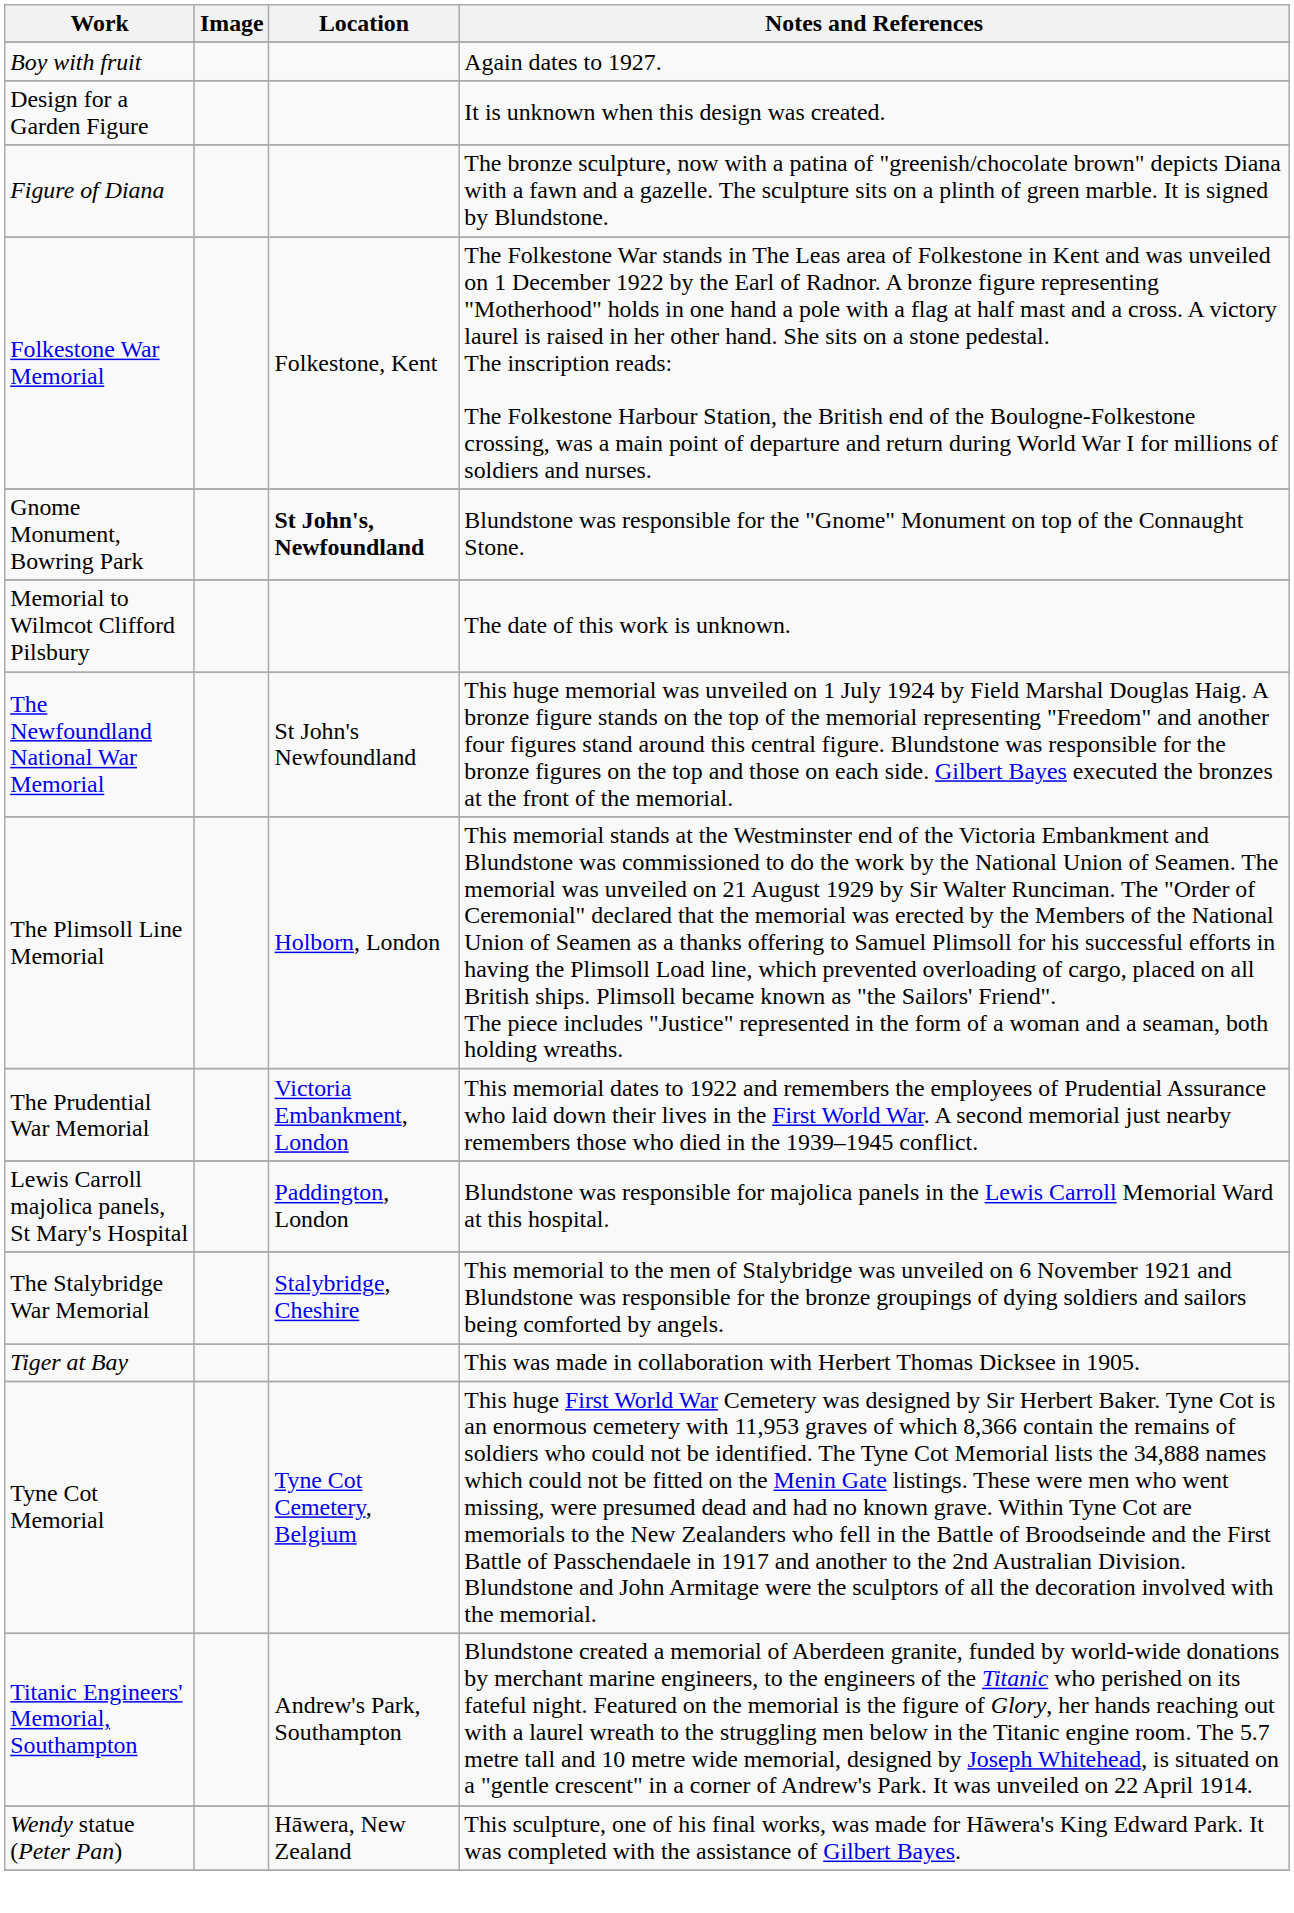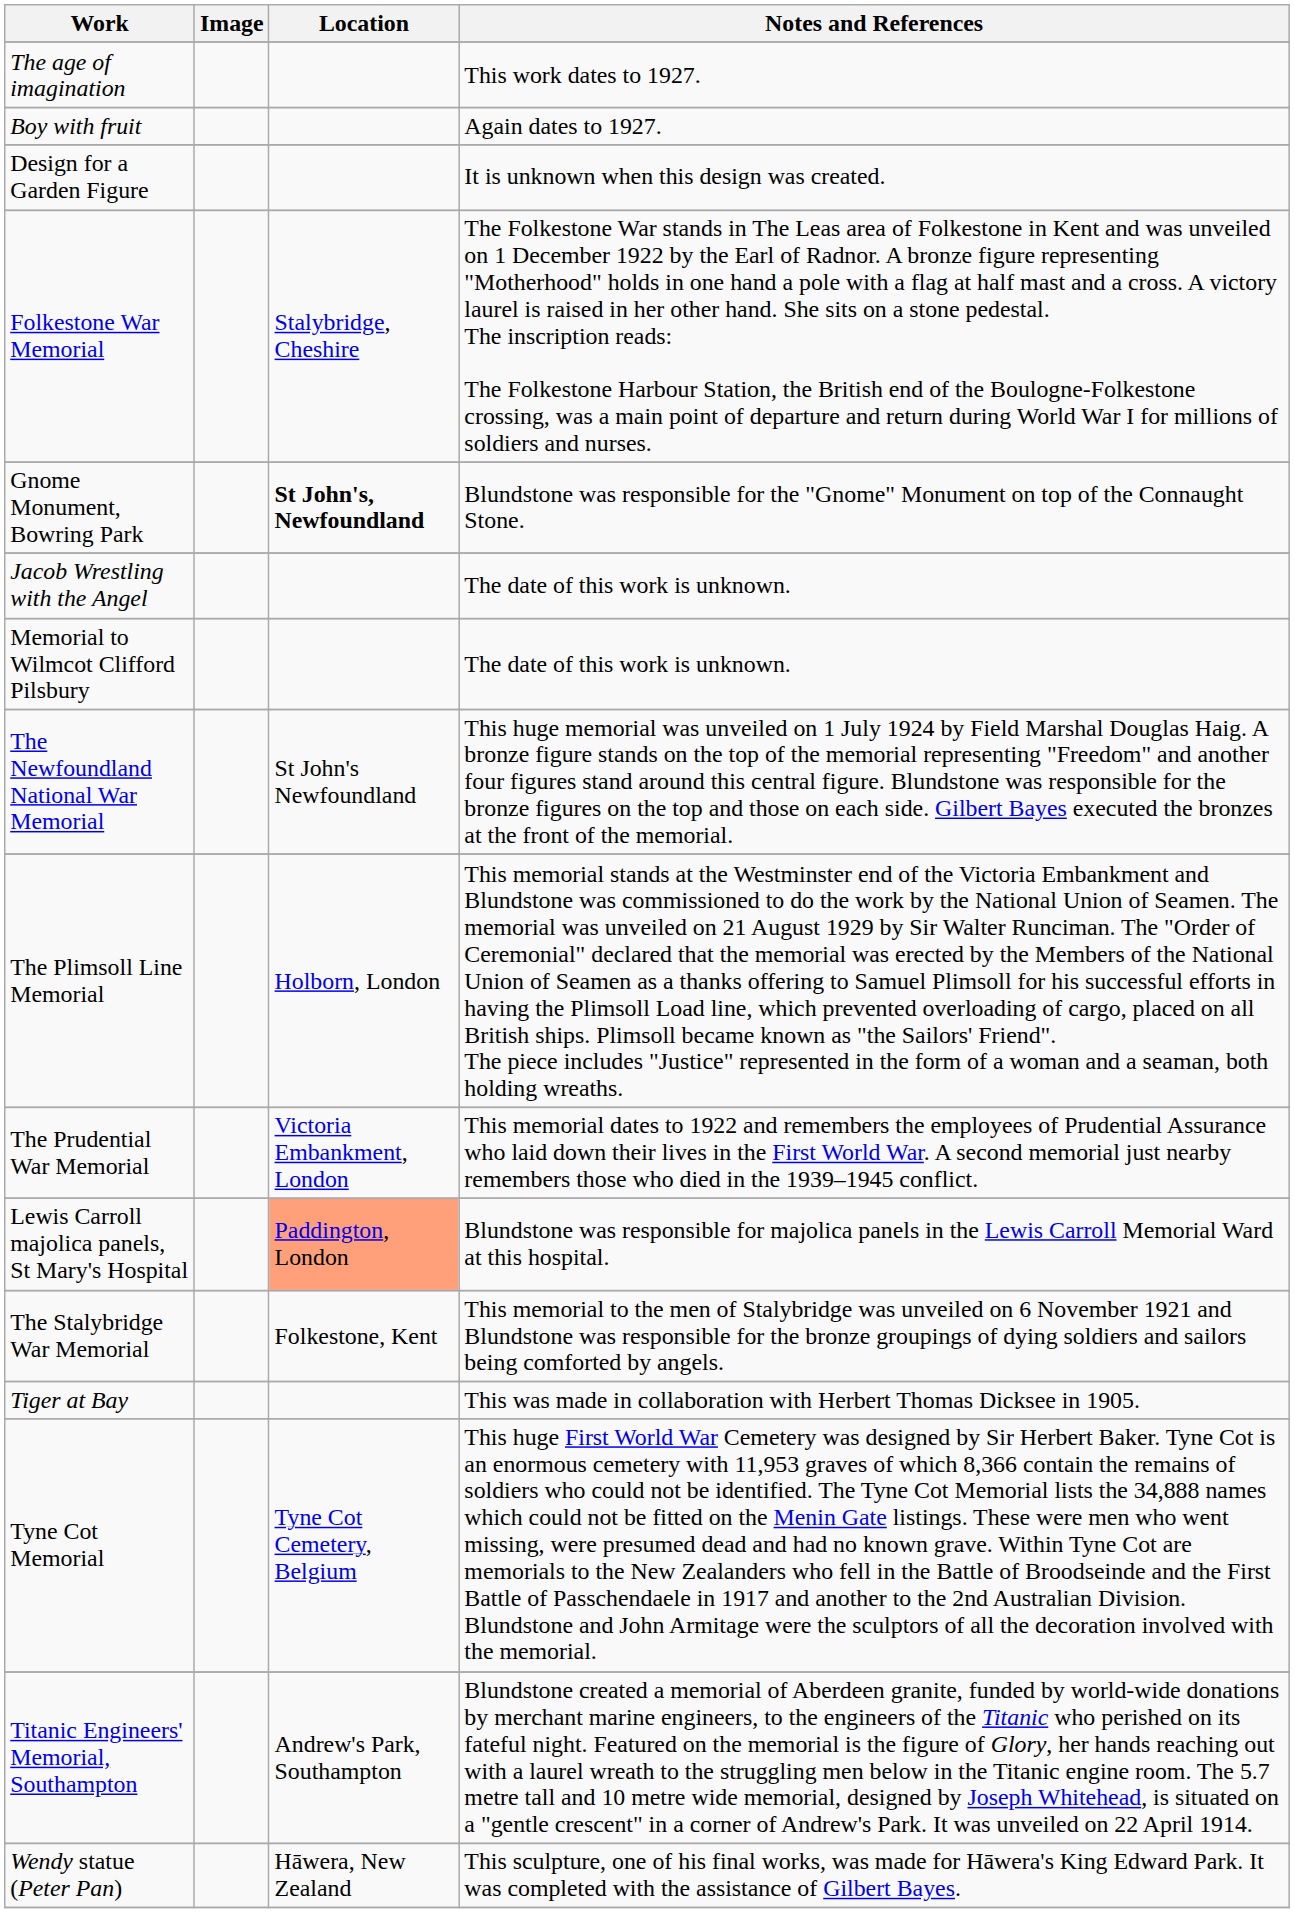+ row: (68, 74)
- row: (87, 190)
(356, 362) Folkestone, Kent -> (333, 335) Stalybridge, Cheshire
+ row: (87, 585)
(332, 1206) no background -> (332, 1243) lightsalmon background
(333, 1297) Stalybridge, Cheshire -> (356, 1335) Folkestone, Kent
